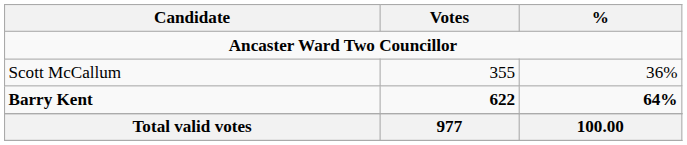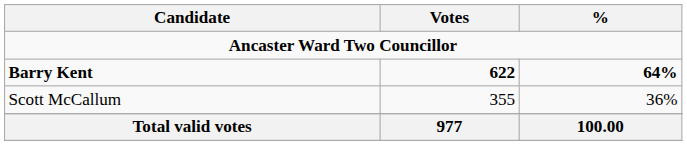rows swapped: (51, 99) <-> (65, 72)
